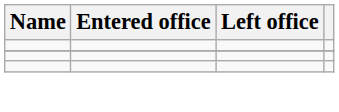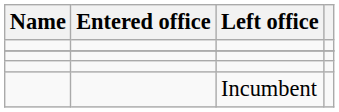+ row: (38, 89)
